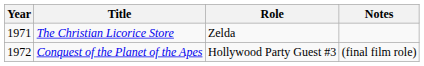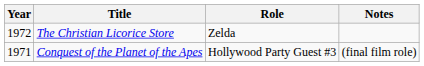(19, 33) 1971 -> (19, 33) 1972
(19, 52) 1972 -> (19, 52) 1971
